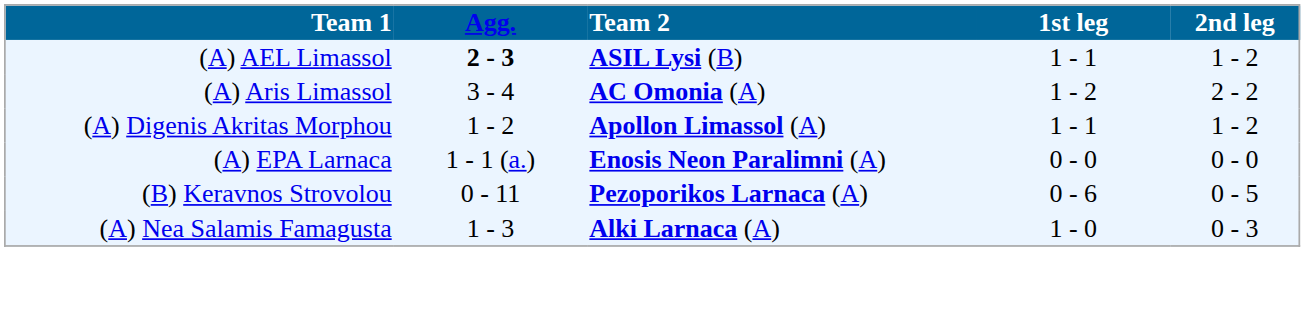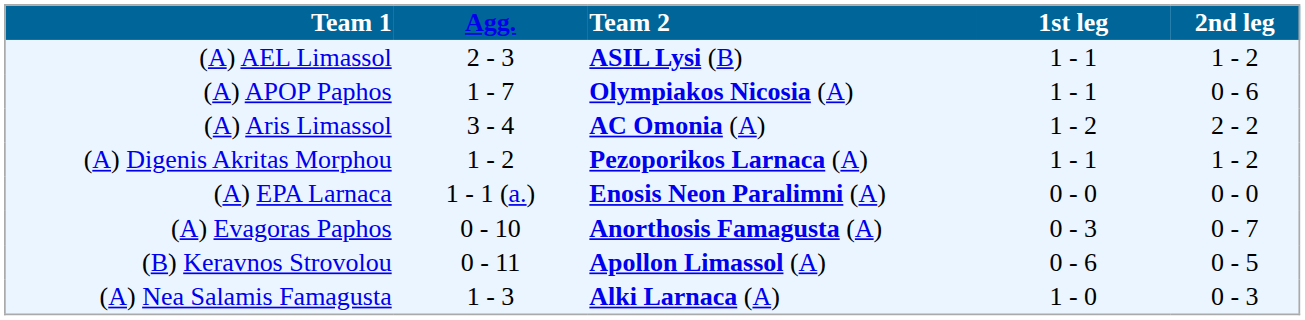(491, 56) bold -> (491, 56) normal
+ row: (298, 90)
(708, 125) Apollon Limassol (A) -> (729, 159) Pezoporikos Larnaca (A)
+ row: (281, 227)
(729, 193) Pezoporikos Larnaca (A) -> (708, 261) Apollon Limassol (A)
